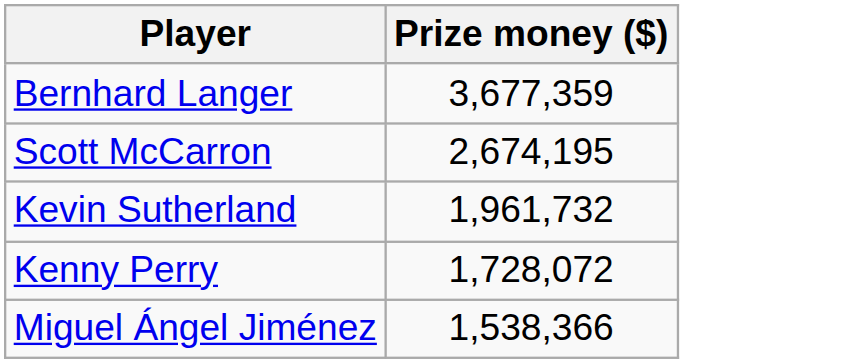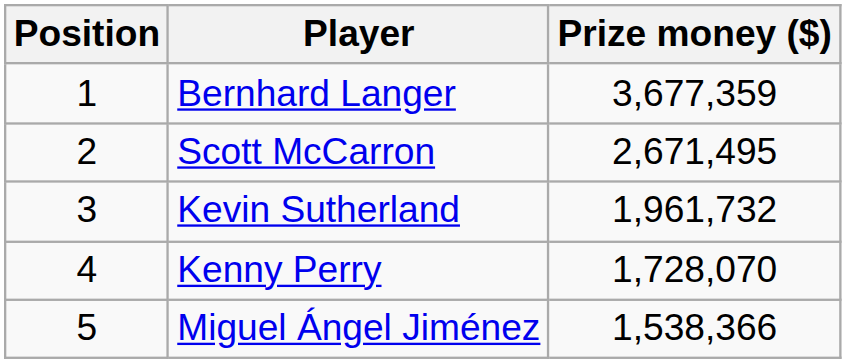+ column: (87, 33)
(531, 151) 2,674,195 -> (695, 151) 2,671,495
(531, 269) 1,728,072 -> (695, 269) 1,728,070
